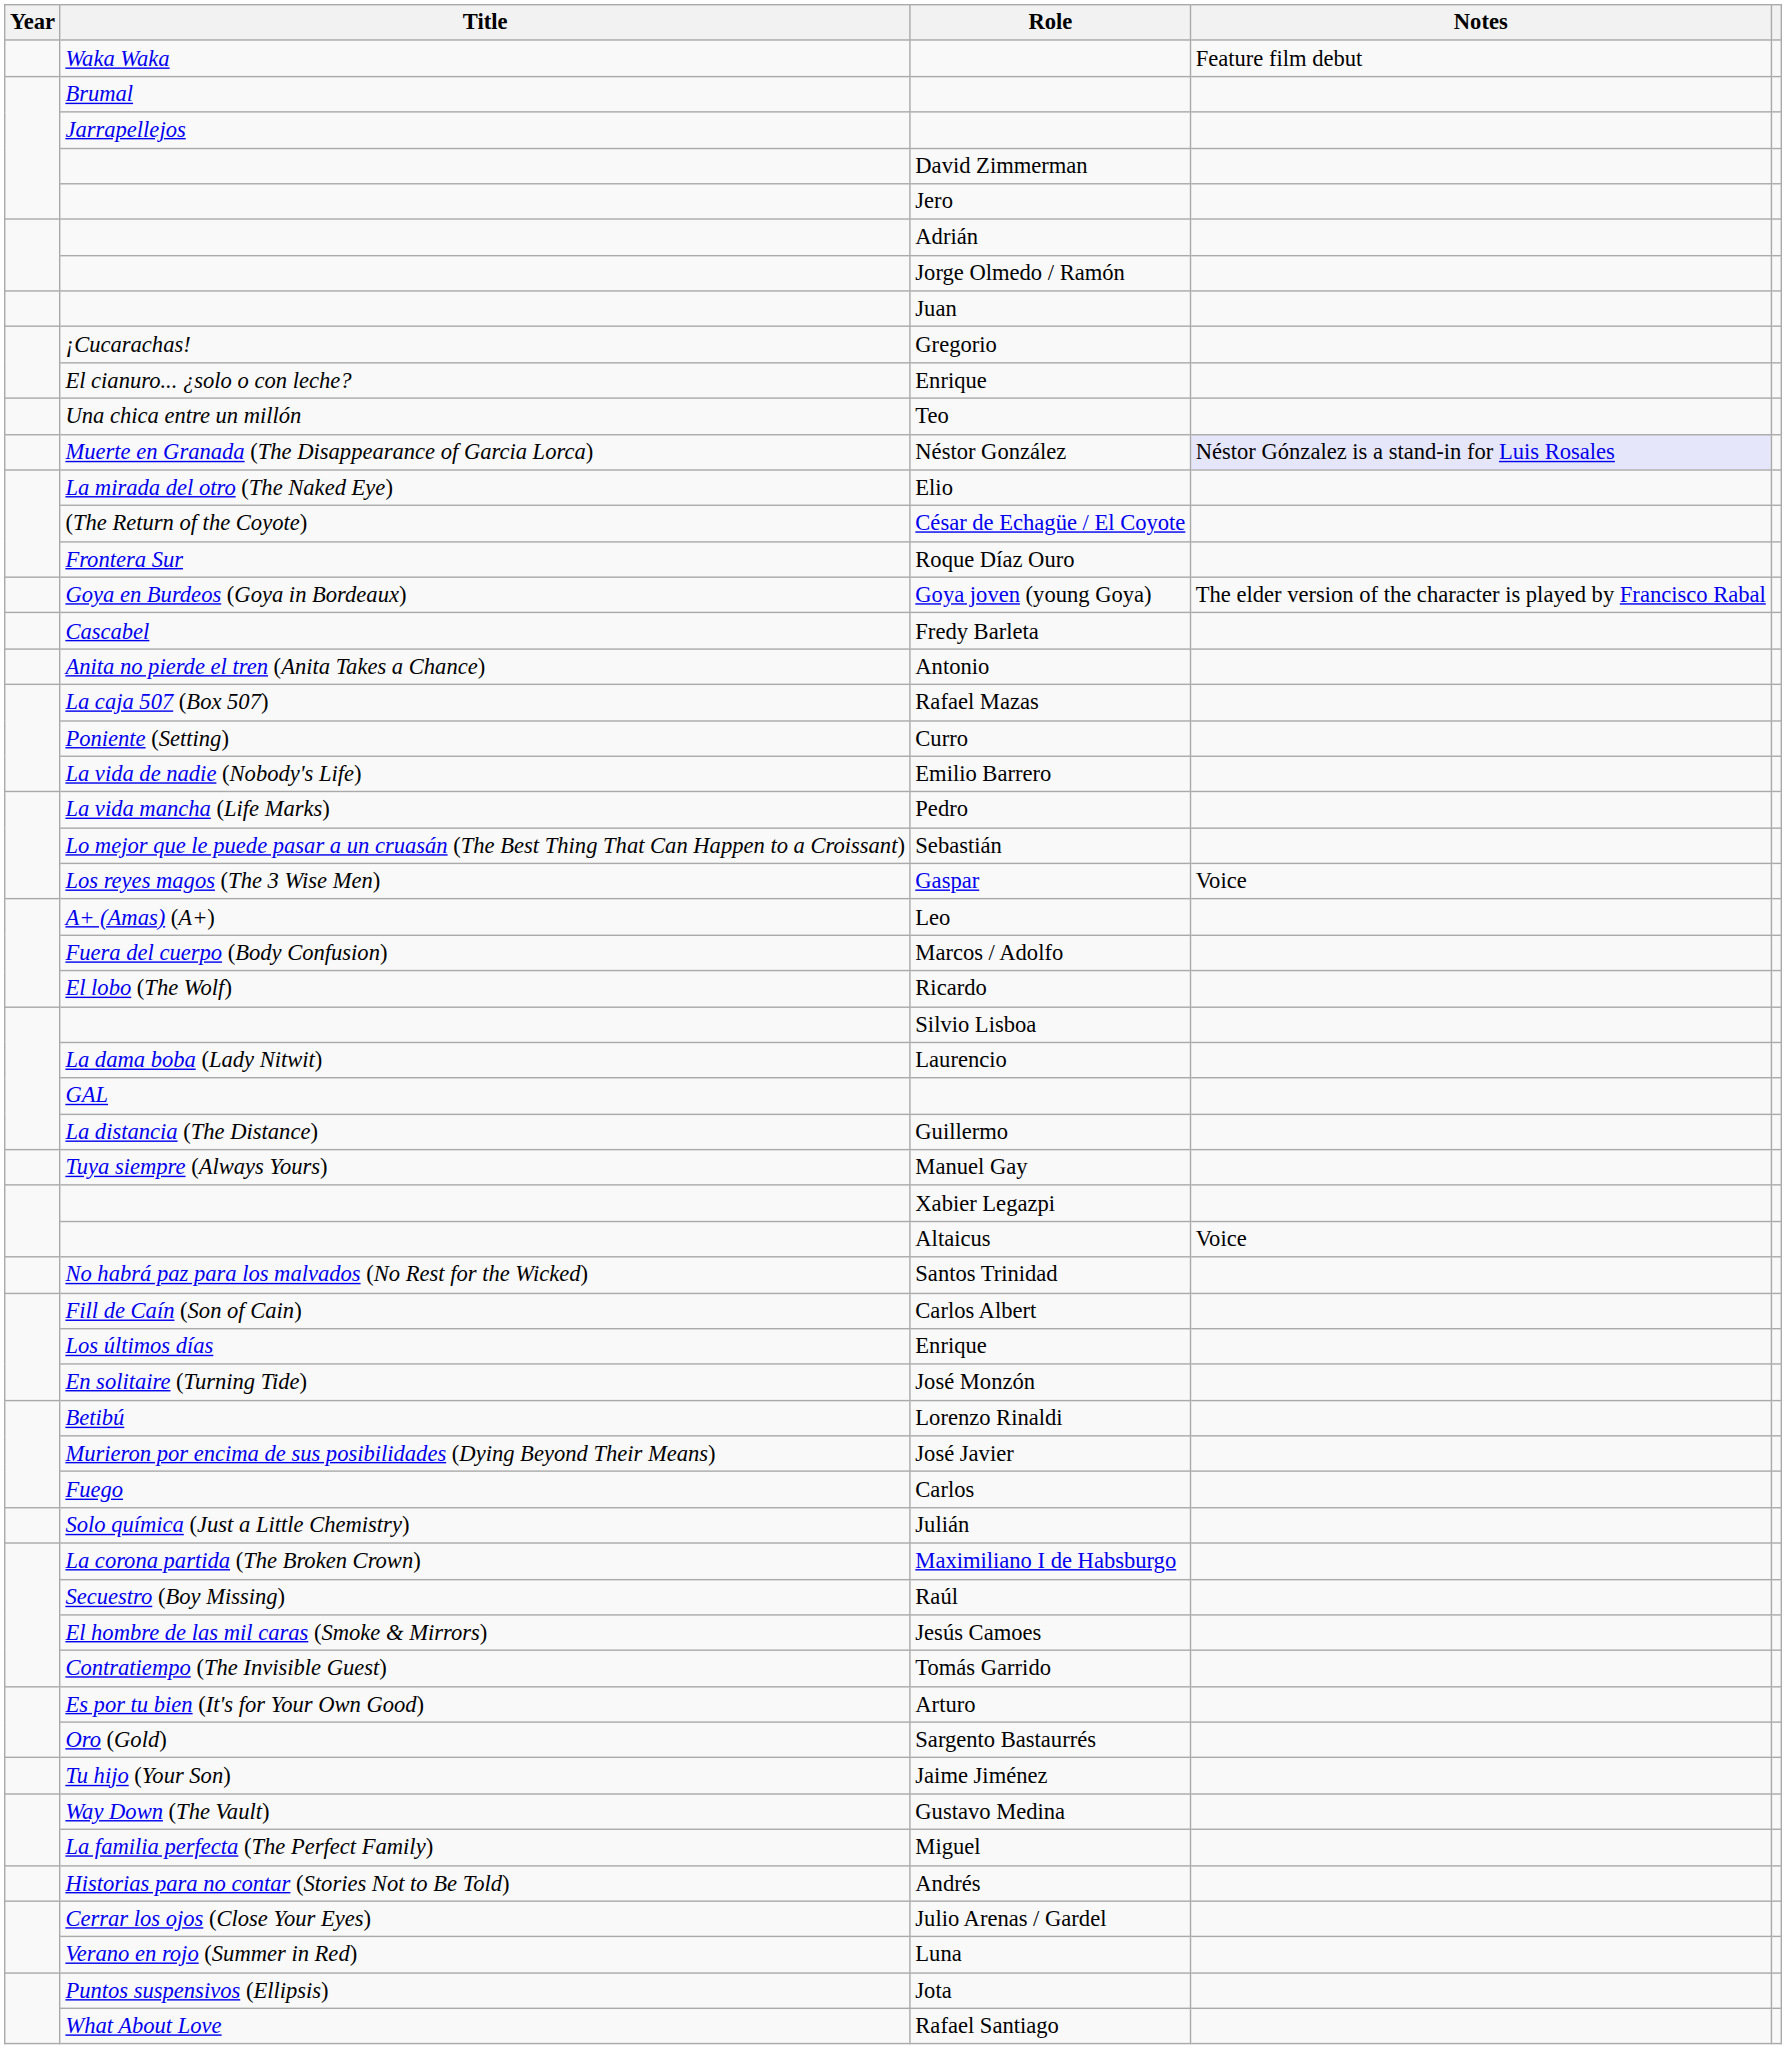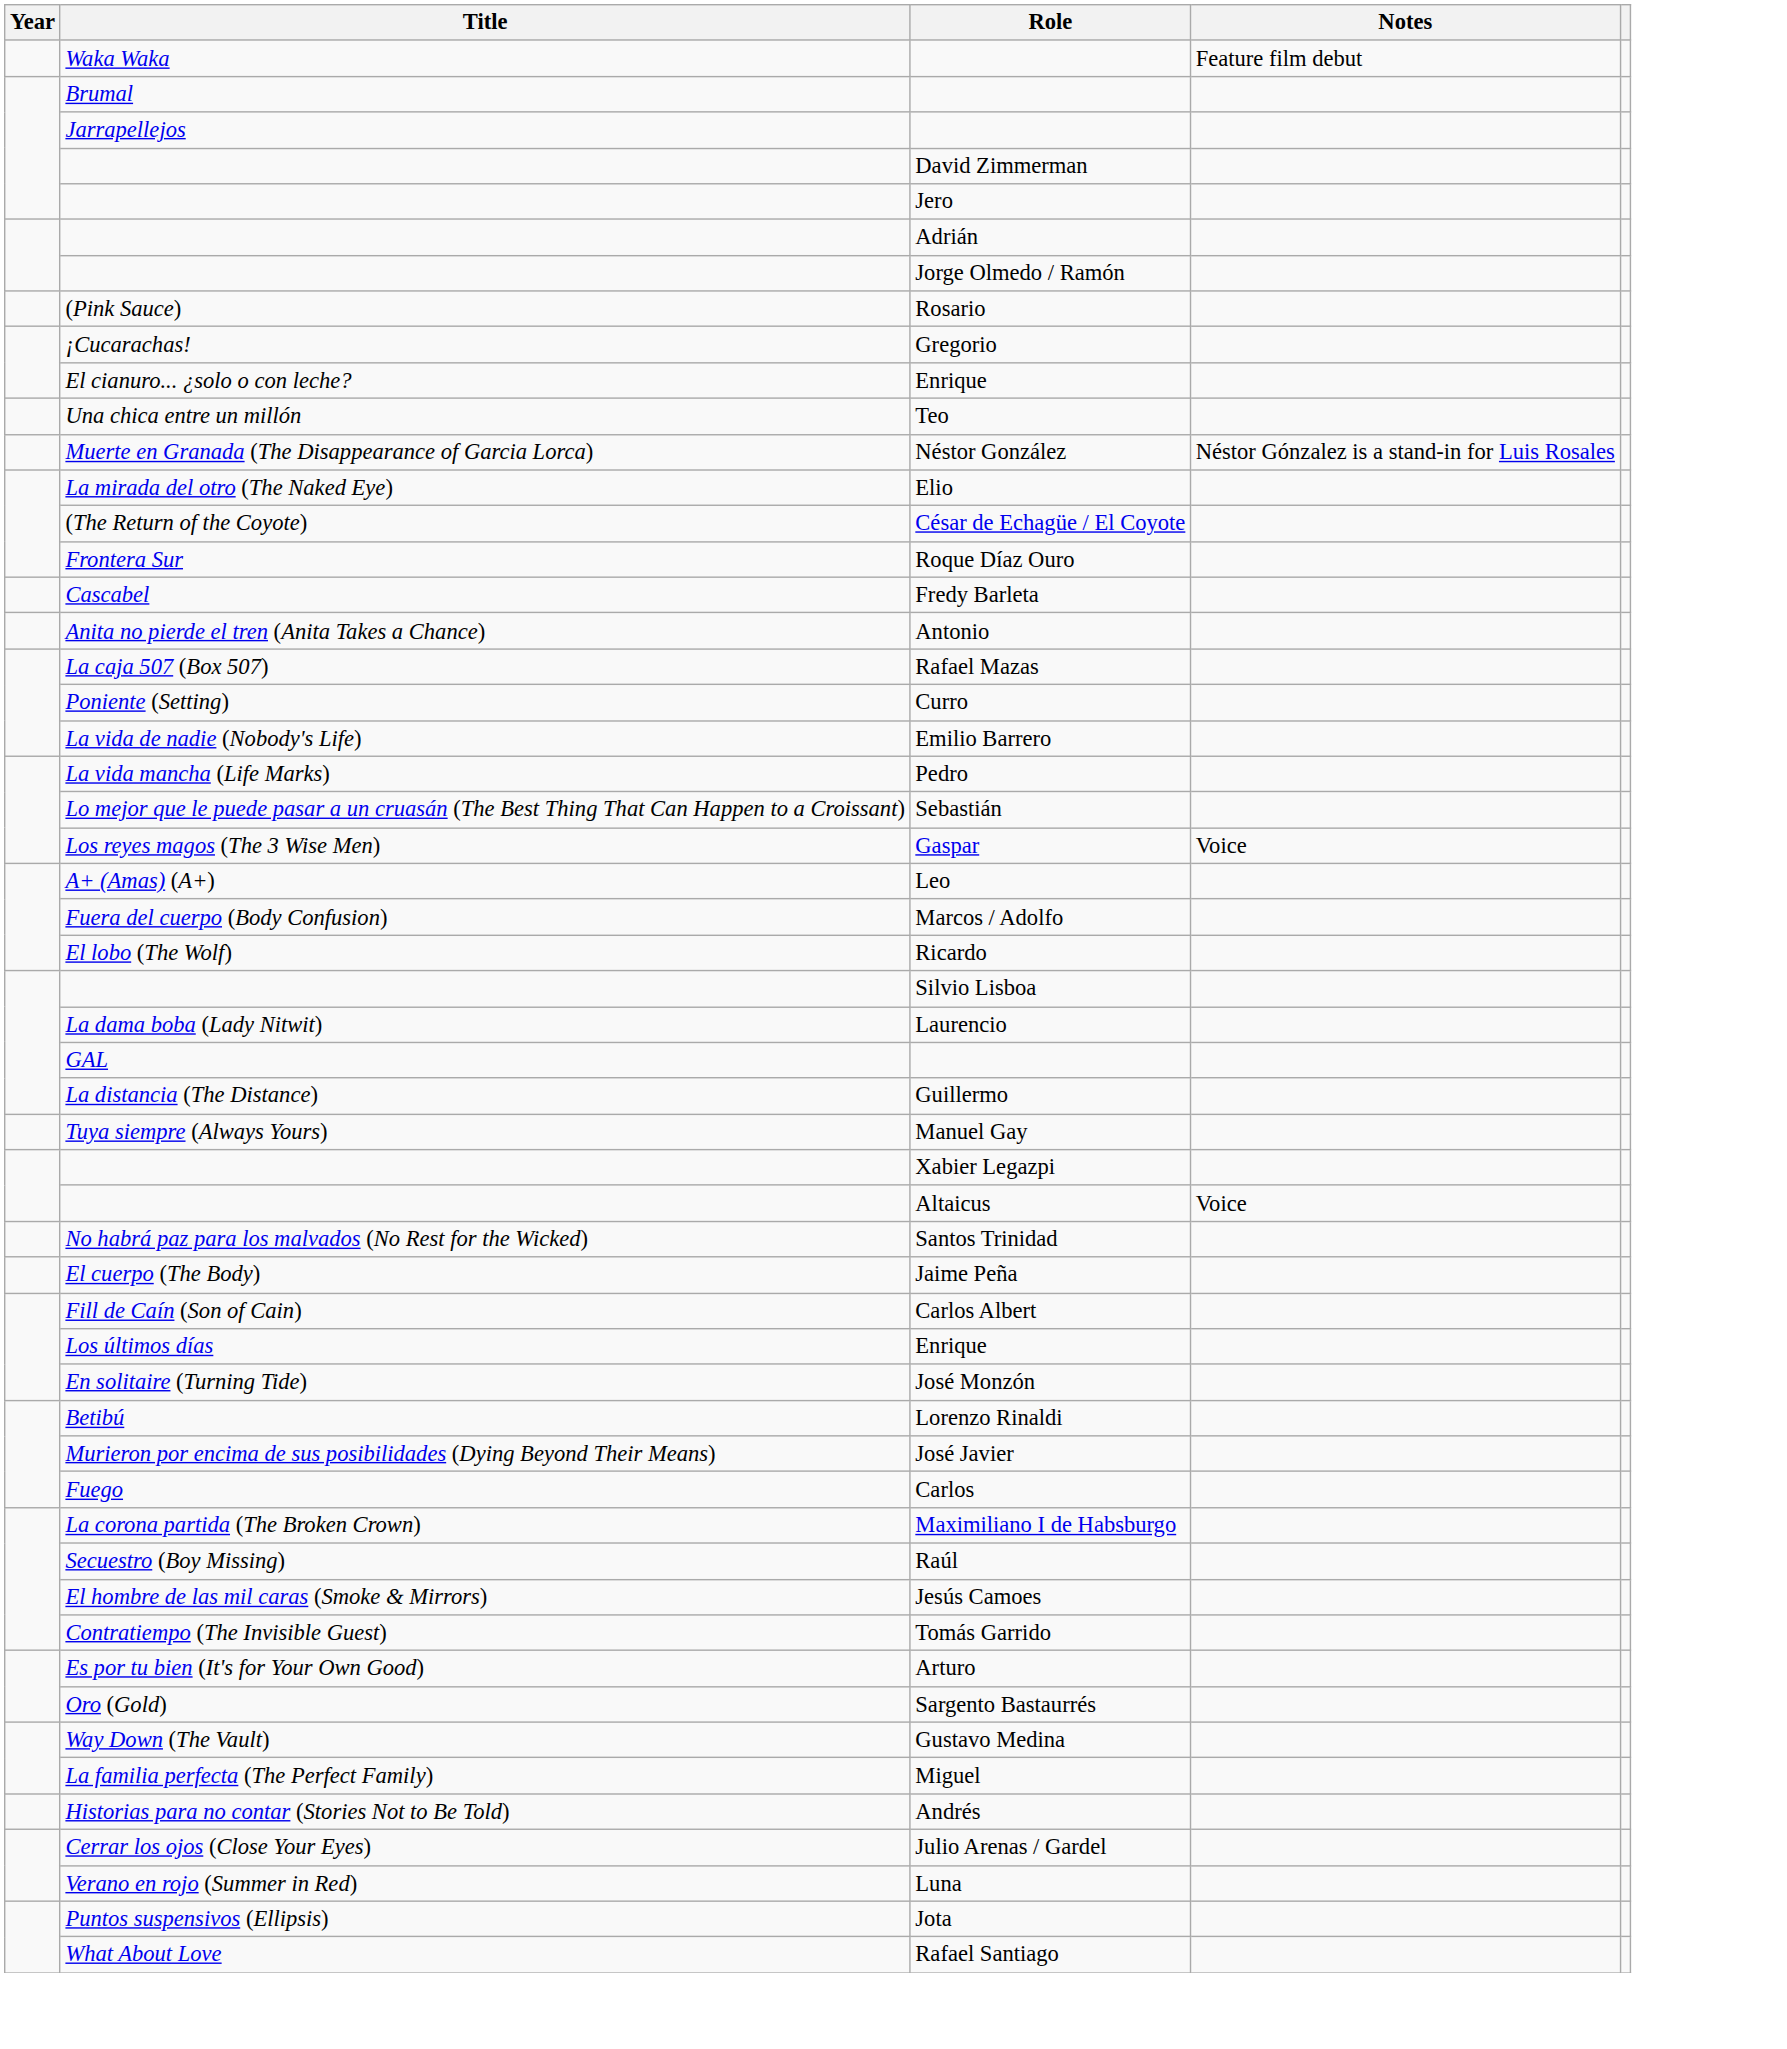+ row: (123, 308)
- row: (485, 309)
(1405, 451) lavender background -> (1405, 451) no background
- row: (236, 594)
+ row: (163, 1274)
- row: (237, 1525)
- row: (148, 1775)
